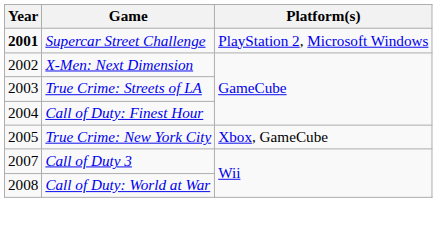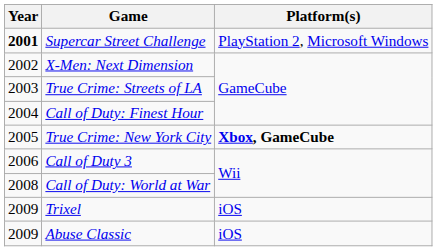(273, 137) normal -> (276, 137) bold
(23, 161) 2007 -> (23, 161) 2006
+ row: (63, 209)
+ row: (88, 233)
